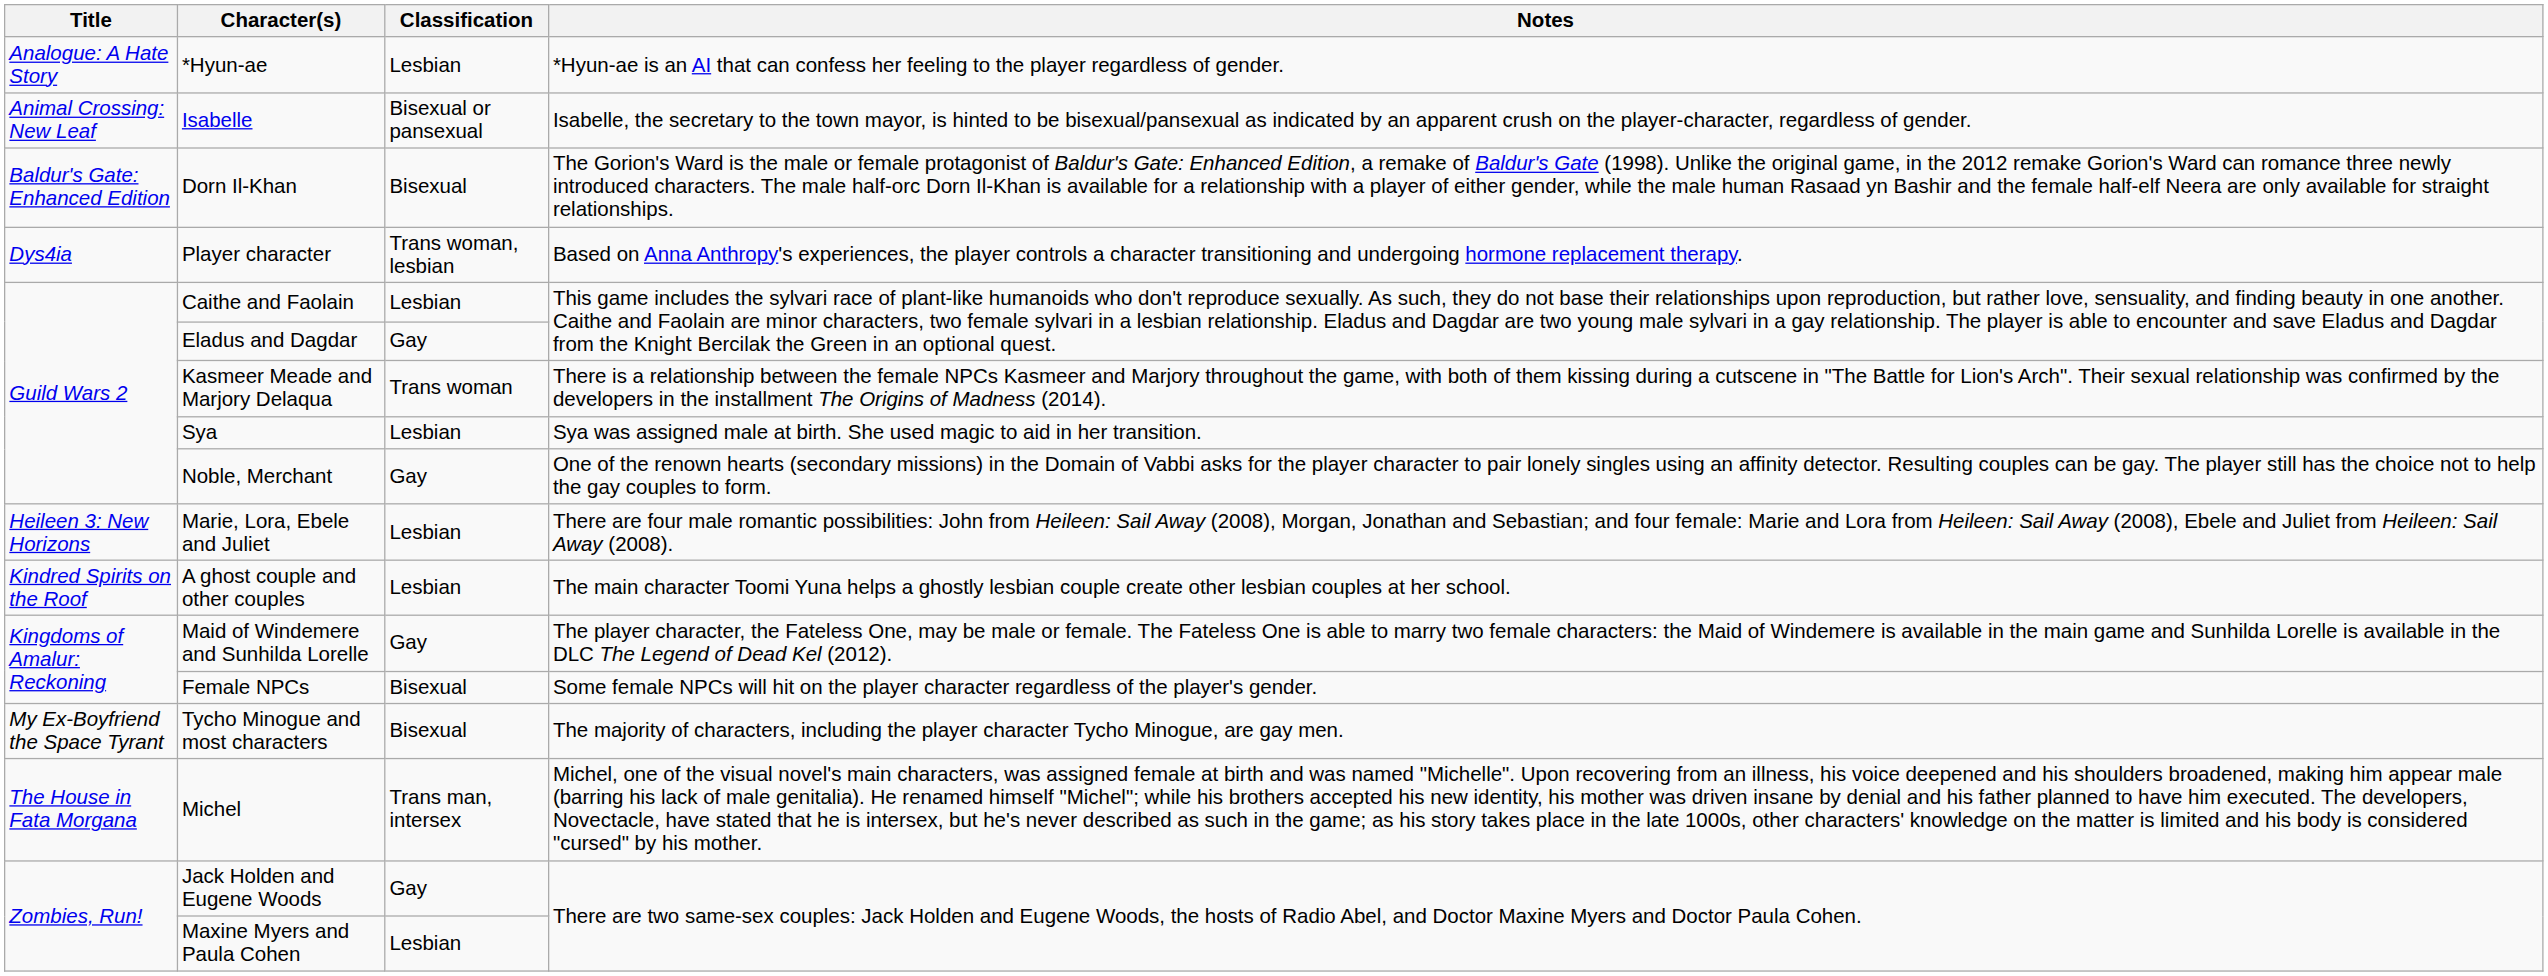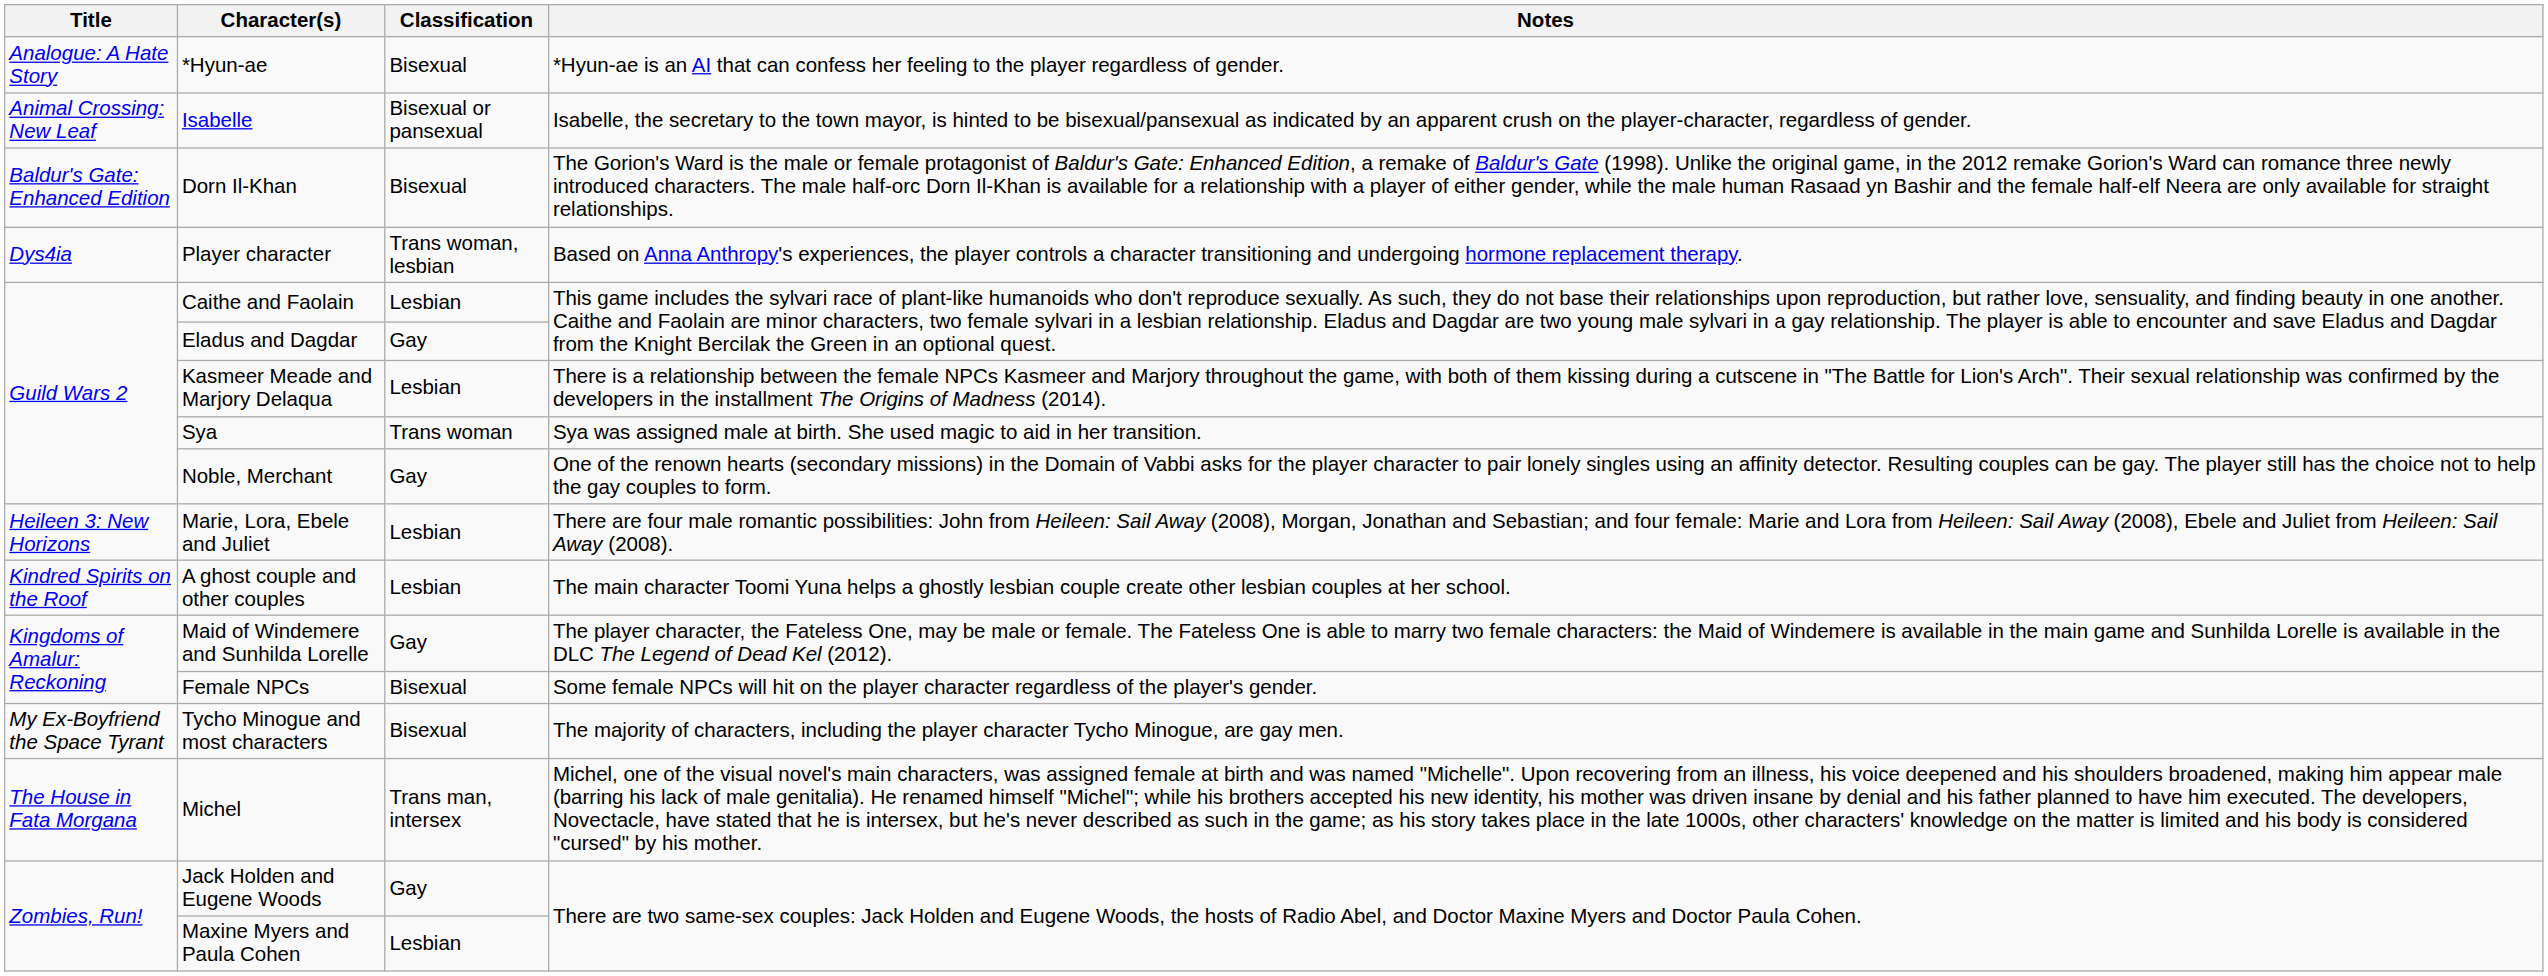(425, 64) Lesbian -> (428, 64) Bisexual
(451, 388) Trans woman -> (425, 388) Lesbian
(425, 432) Lesbian -> (451, 432) Trans woman
